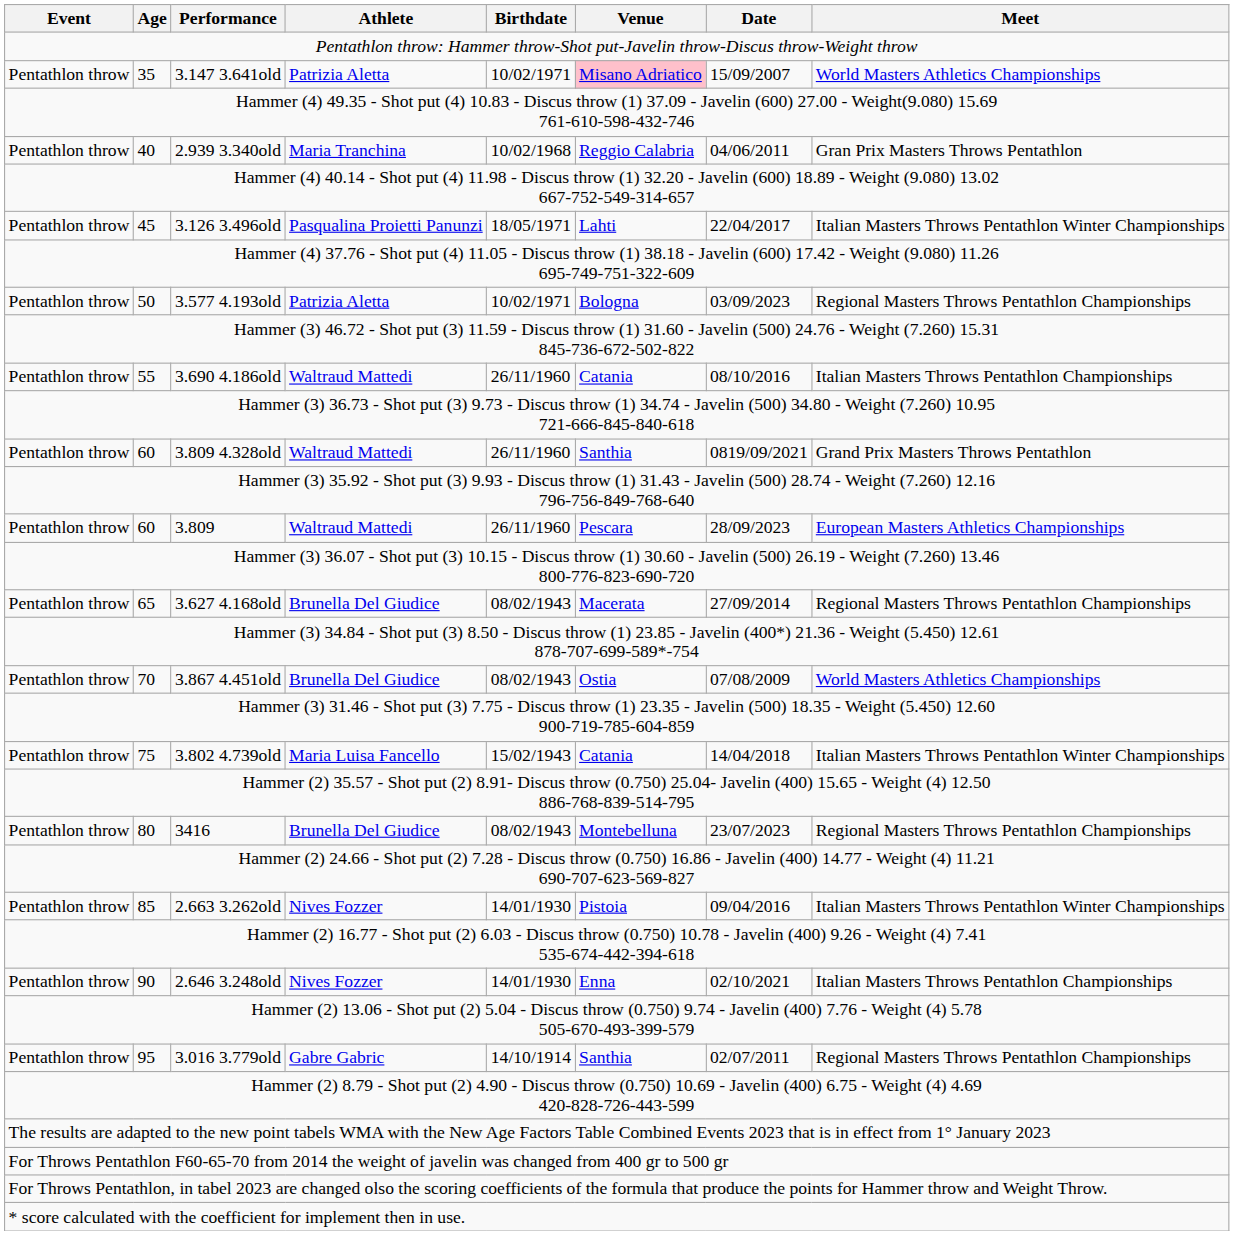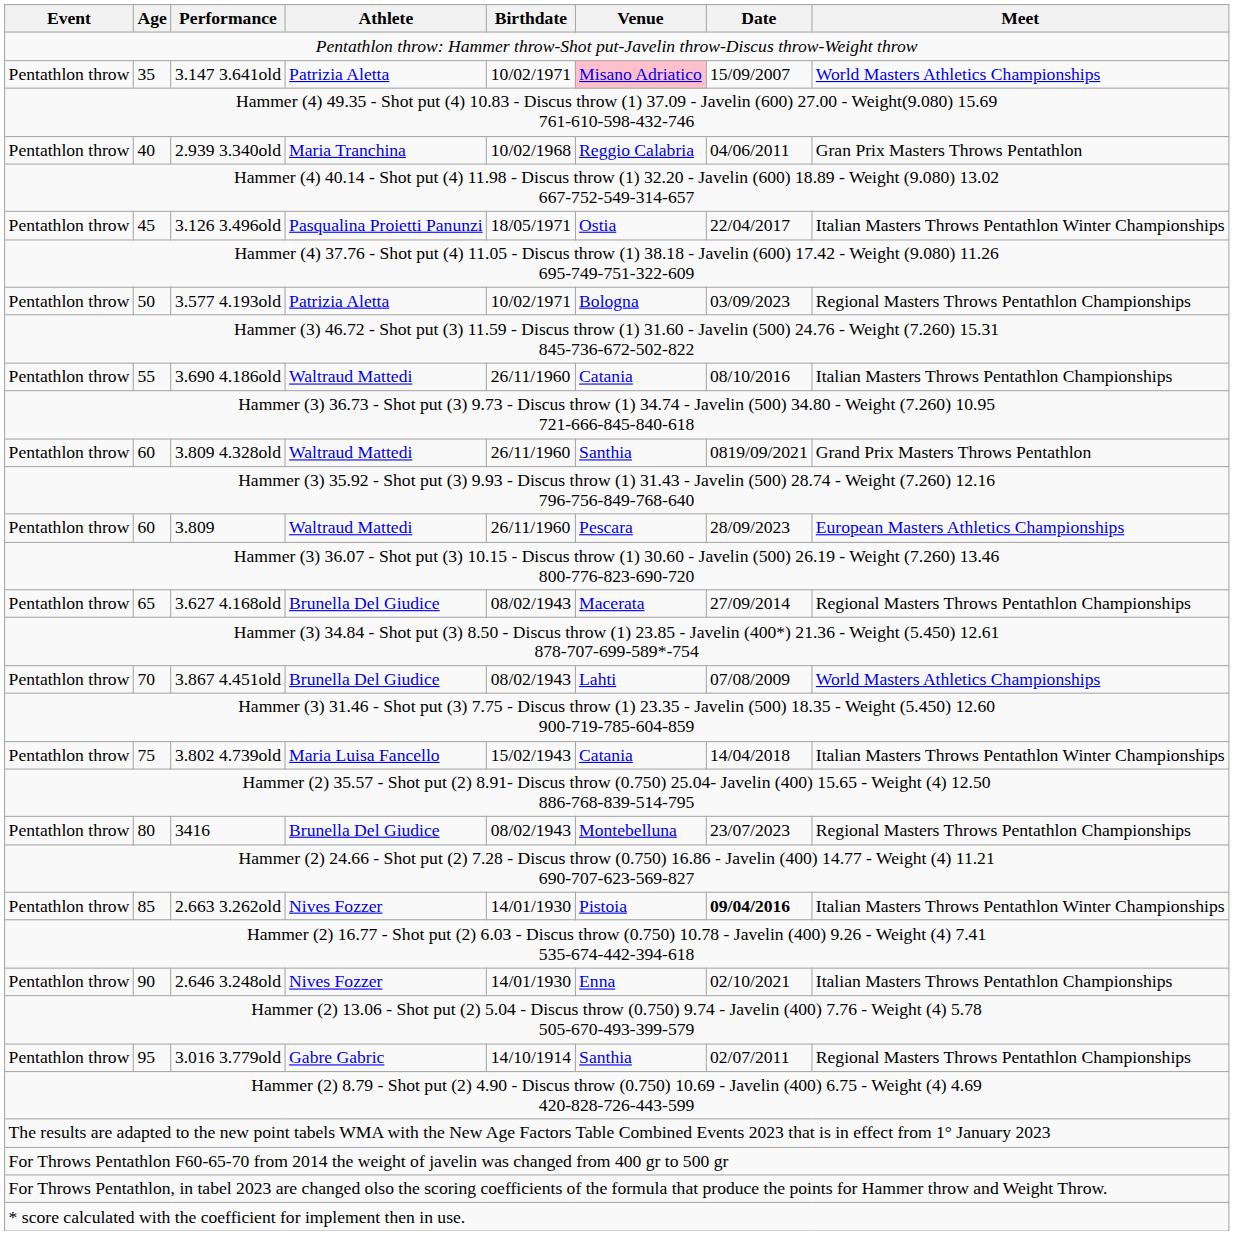(598, 225) Lahti -> (598, 225) Ostia
(598, 679) Ostia -> (598, 679) Lahti
(750, 906) normal -> (750, 906) bold
